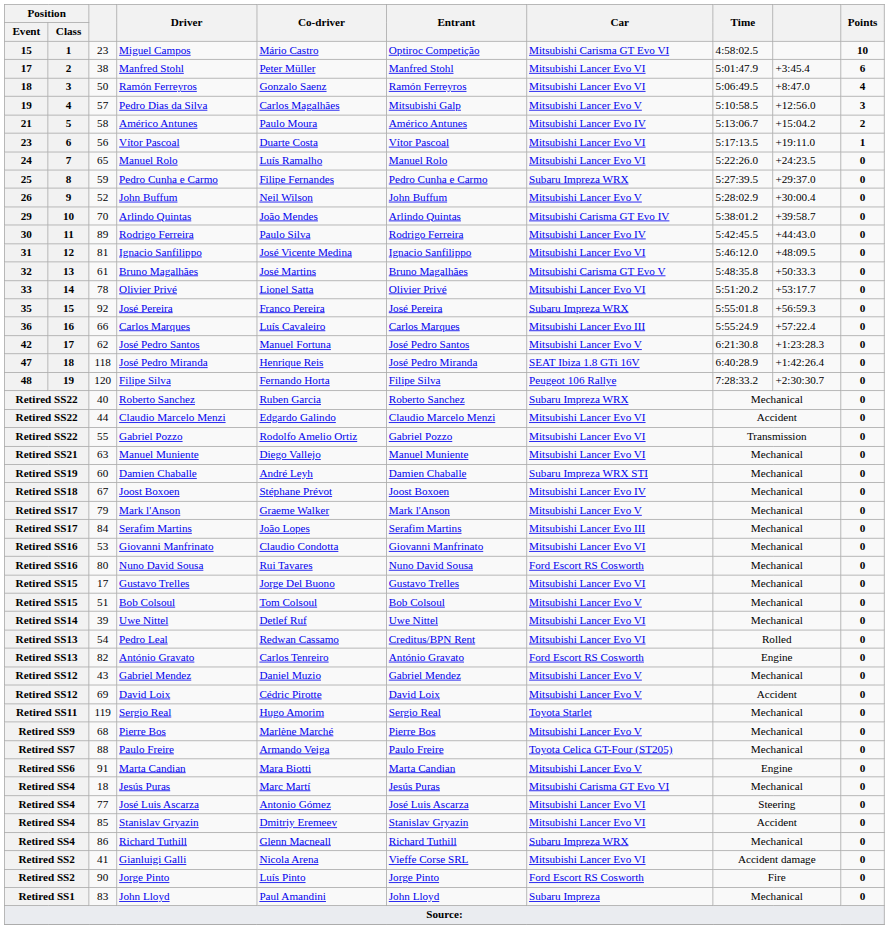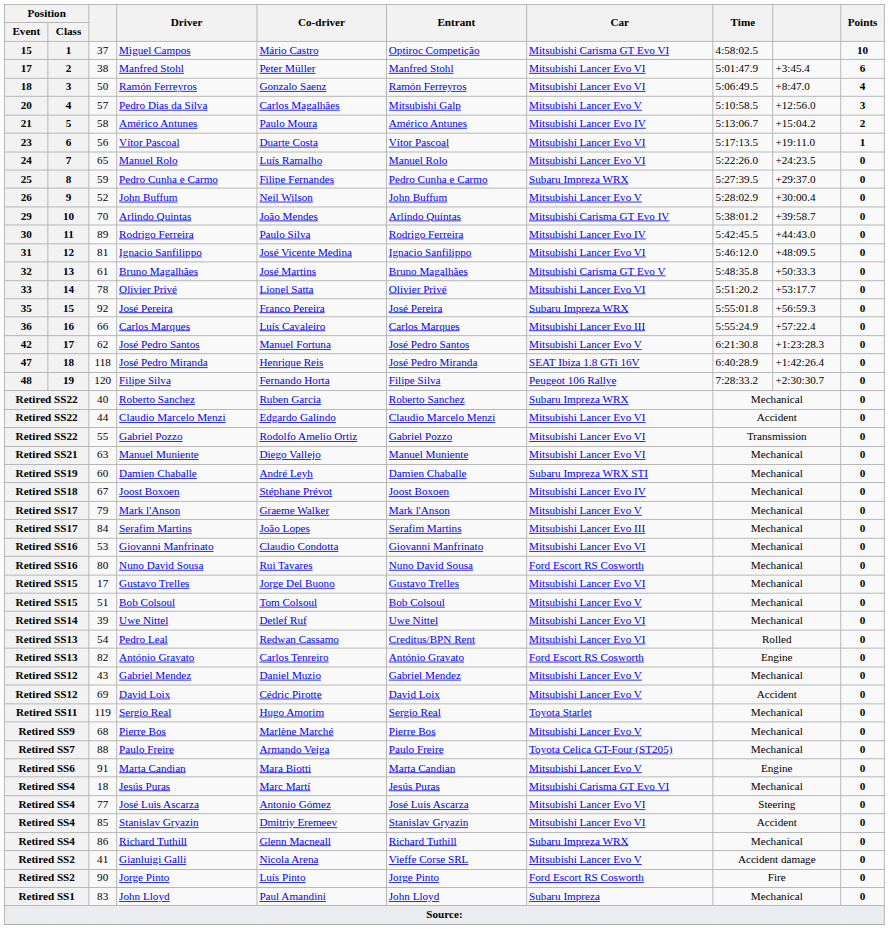(103, 50) 23 -> (103, 50) 37
(26, 105) 19 -> (26, 105) 20
(587, 859) Mitsubishi Lancer Evo VI -> (585, 859) Mitsubishi Lancer Evo V
